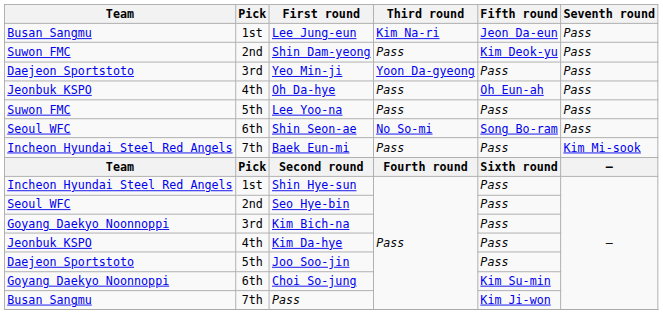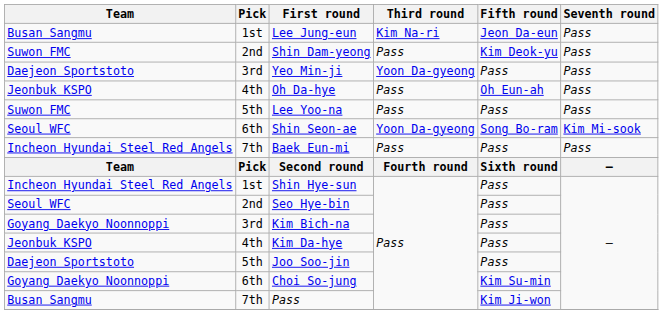(404, 128) No So-mi -> (425, 128) Yoon Da-gyeong
(577, 128) Pass -> (602, 128) Kim Mi-sook
(602, 147) Kim Mi-sook -> (577, 147) Pass
